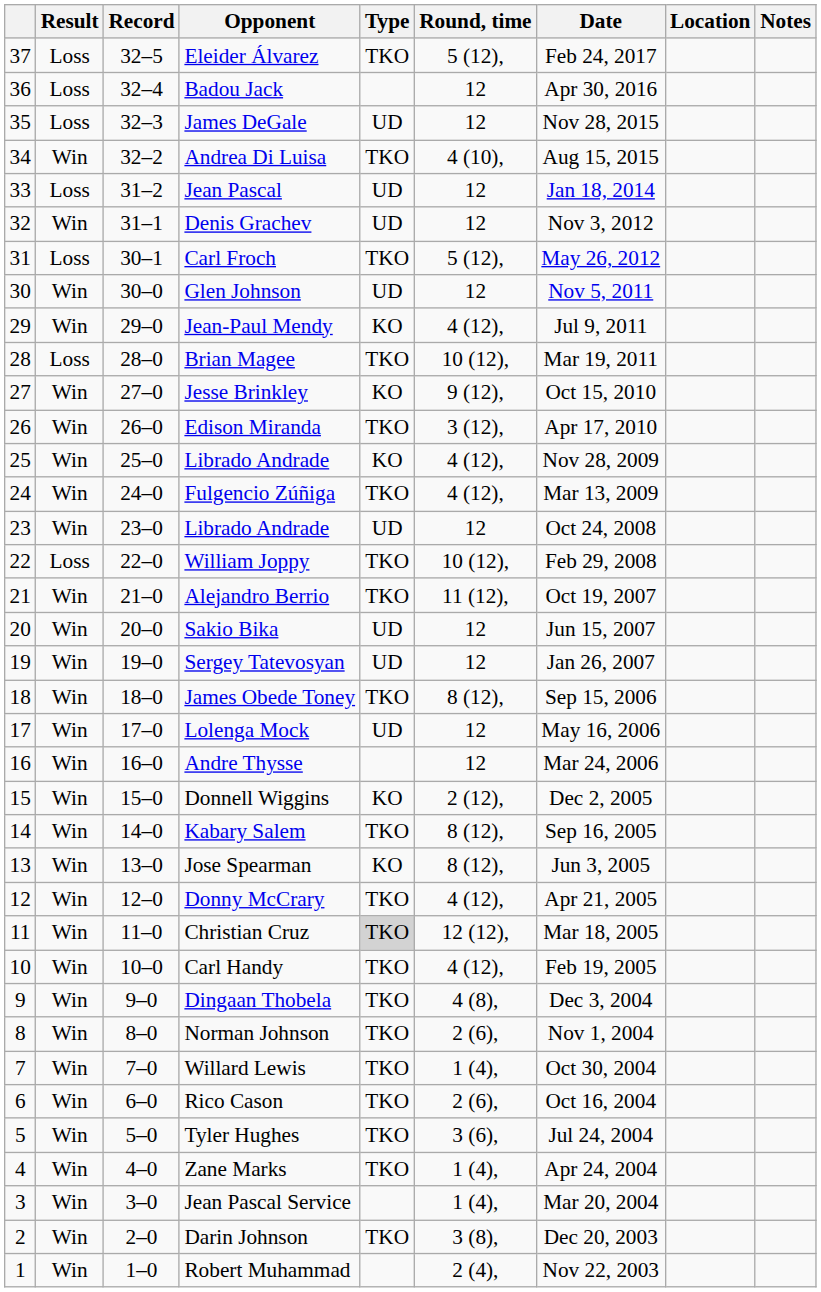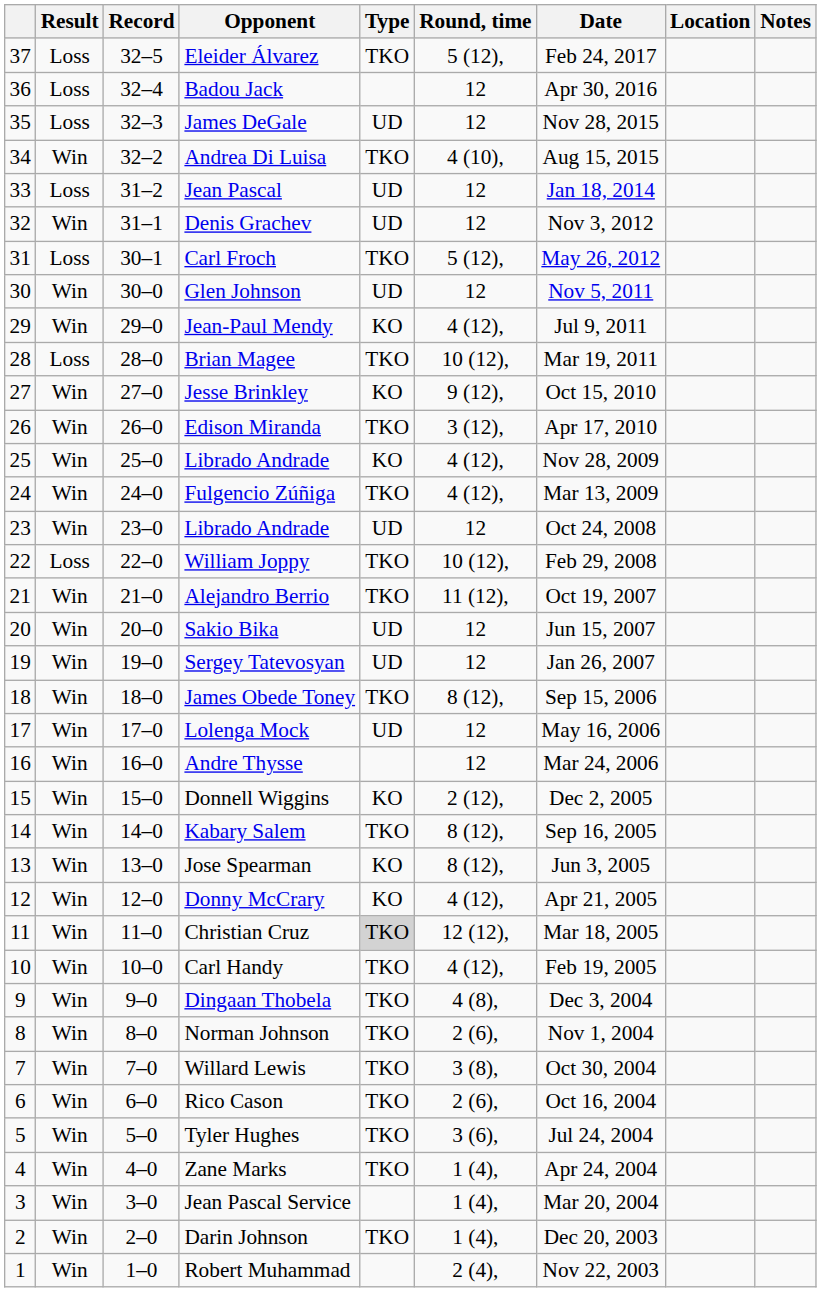(387, 898) TKO -> (387, 898) KO
(475, 1067) 1 (4), -> (475, 1067) 3 (8),
(475, 1236) 3 (8), -> (475, 1236) 1 (4),
